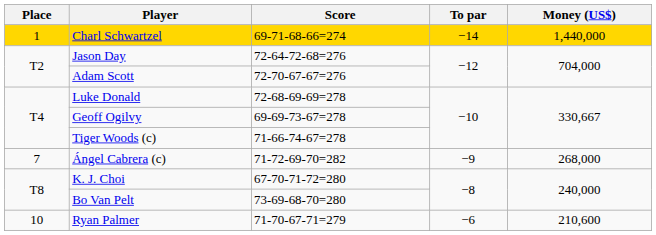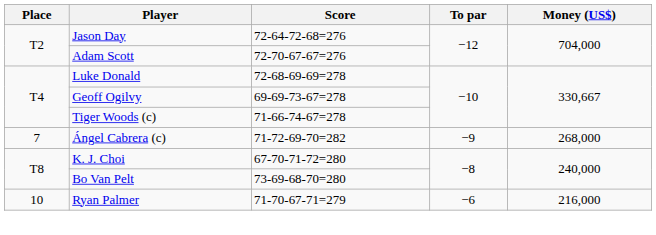- row: (117, 35)
(579, 220) 210,600 -> (579, 199) 216,000
